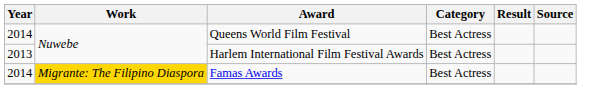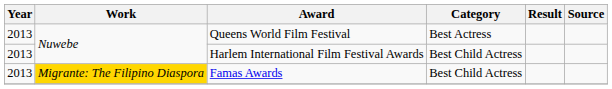(20, 34) 2014 -> (20, 34) 2013
(460, 53) Best Actress -> (476, 53) Best Child Actress
(20, 73) 2014 -> (20, 73) 2013
(460, 73) Best Actress -> (476, 73) Best Child Actress
